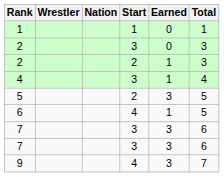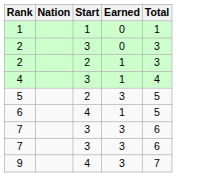- column: (58, 12)
